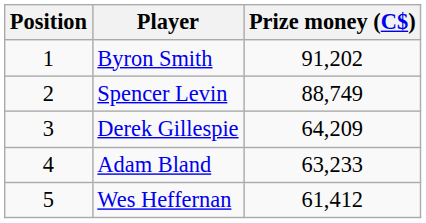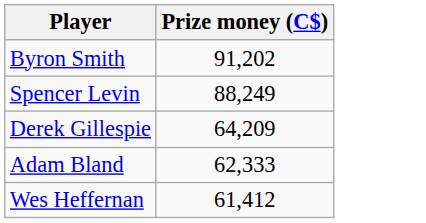- column: (48, 22)
(332, 93) 88,749 -> (245, 93) 88,249
(332, 164) 63,233 -> (245, 164) 62,333
